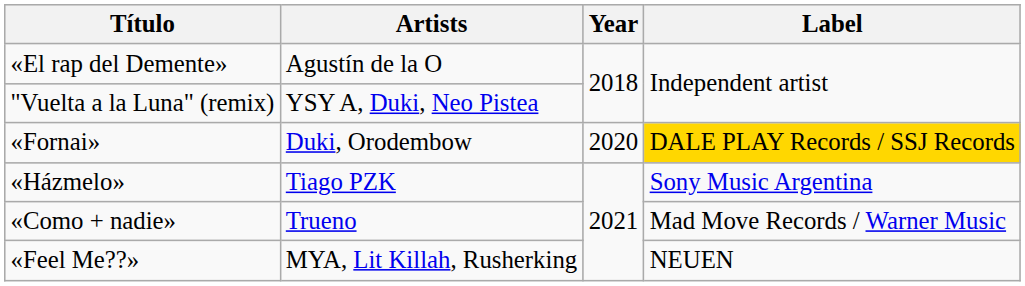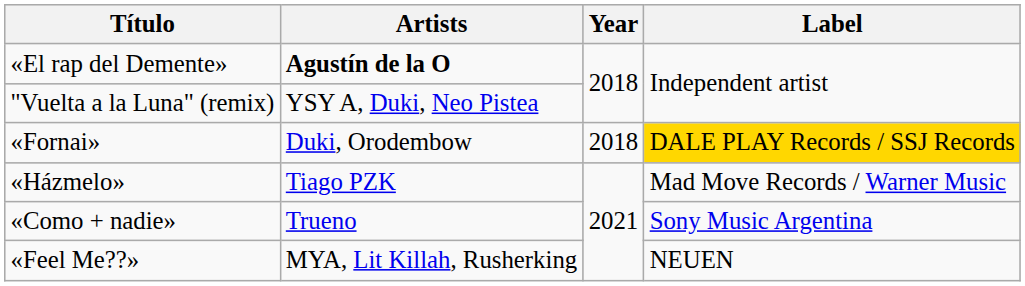(364, 63) normal -> (368, 63) bold
(613, 142) 2020 -> (613, 142) 2018
(761, 181) Sony Music Argentina -> (828, 181) Mad Move Records / Warner Music
(828, 220) Mad Move Records / Warner Music -> (761, 220) Sony Music Argentina
